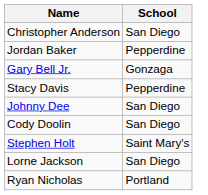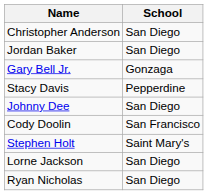(155, 50) Pepperdine -> (153, 50) San Diego
(153, 124) San Diego -> (163, 124) San Francisco
(147, 180) Portland -> (153, 180) San Diego
